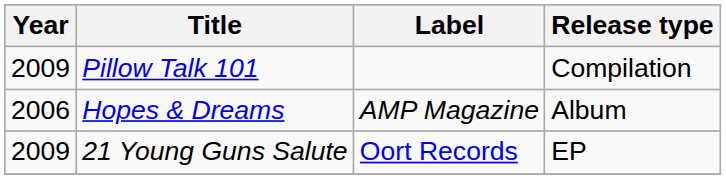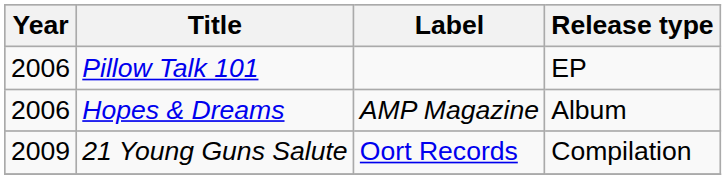(40, 67) 2009 -> (40, 67) 2006
(621, 67) Compilation -> (569, 67) EP
(569, 151) EP -> (621, 151) Compilation
